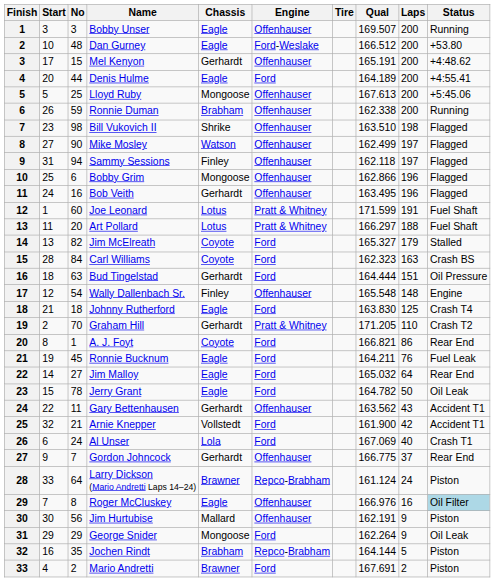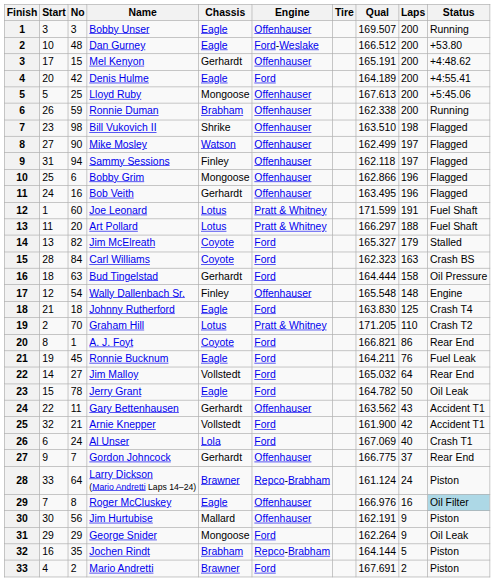(76, 78) 44 -> (76, 78) 42
(410, 276) 151 -> (410, 276) 158
(222, 326) Gerhardt -> (214, 326) Lotus
(214, 375) Eagle -> (221, 375) Vollstedt
